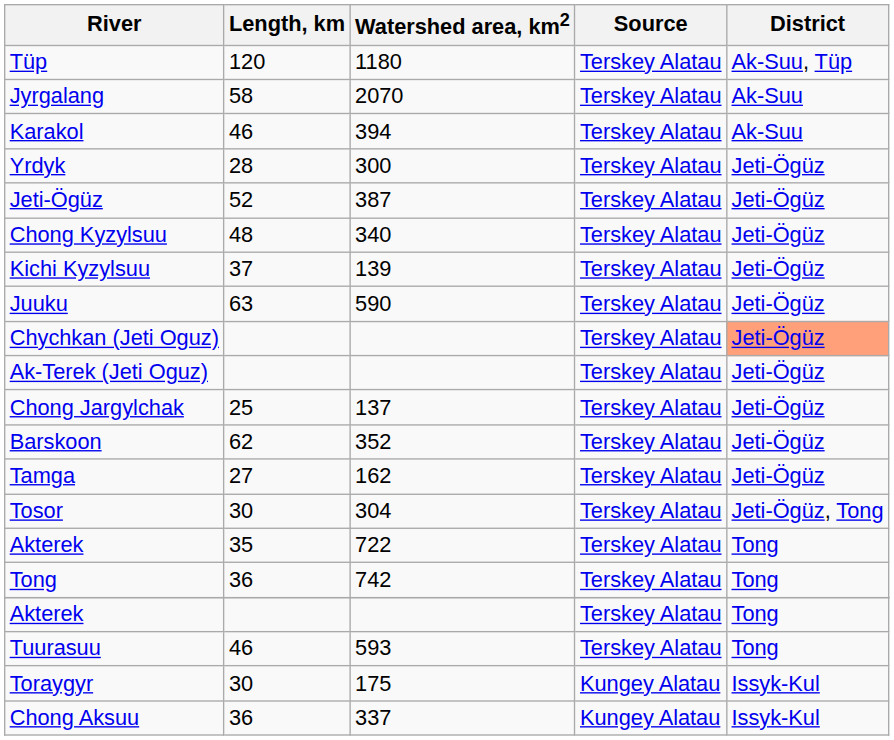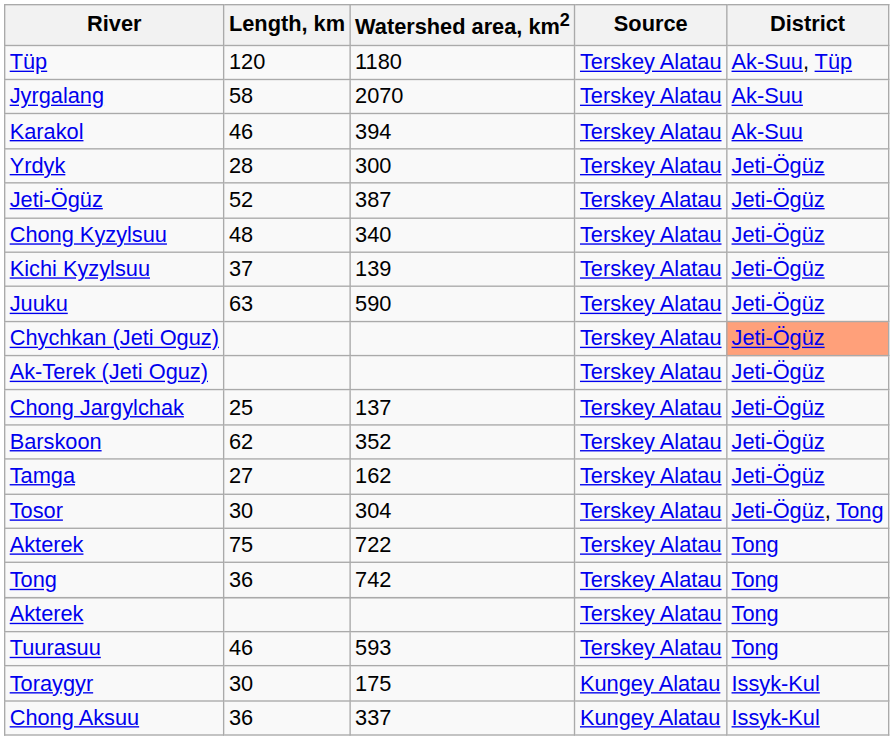(241, 545) 35 -> (241, 545) 75
